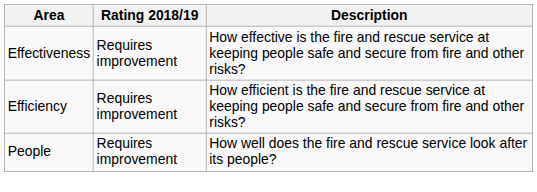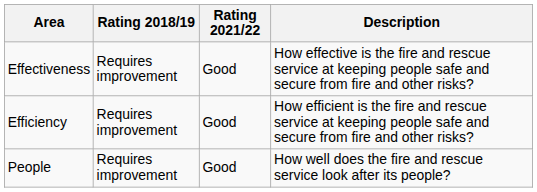+ column: (235, 23)
